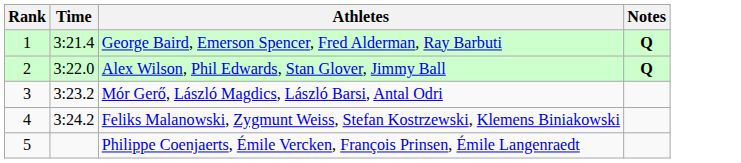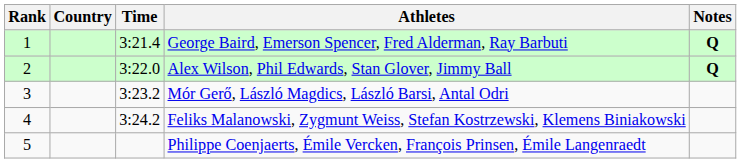+ column: (83, 17)
